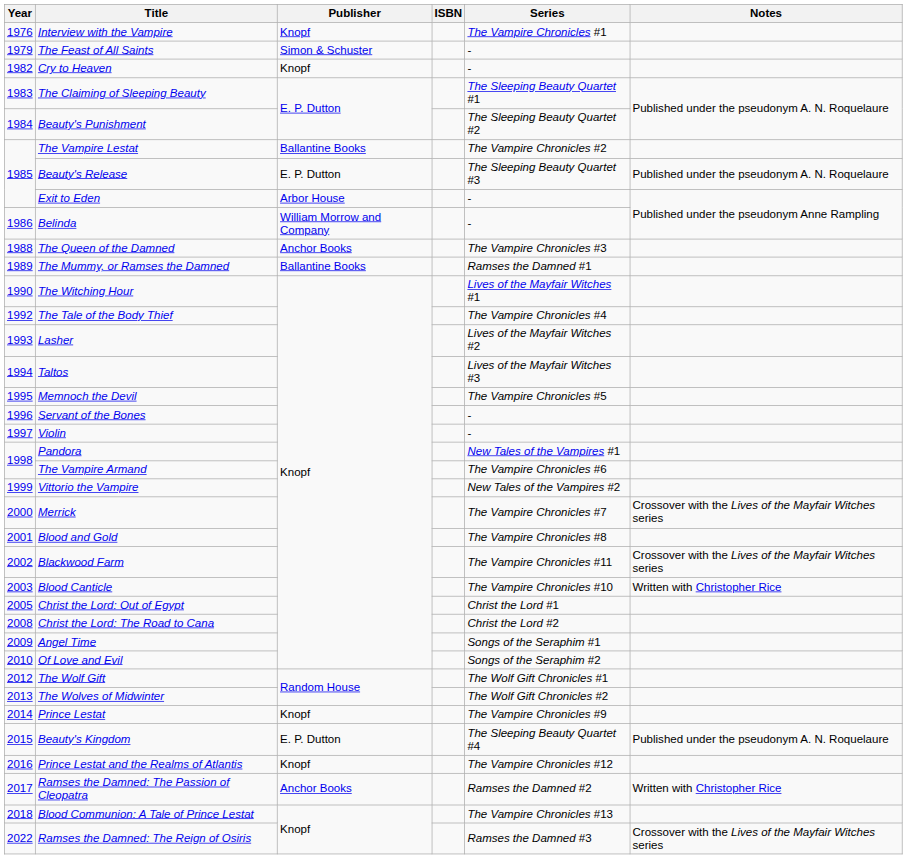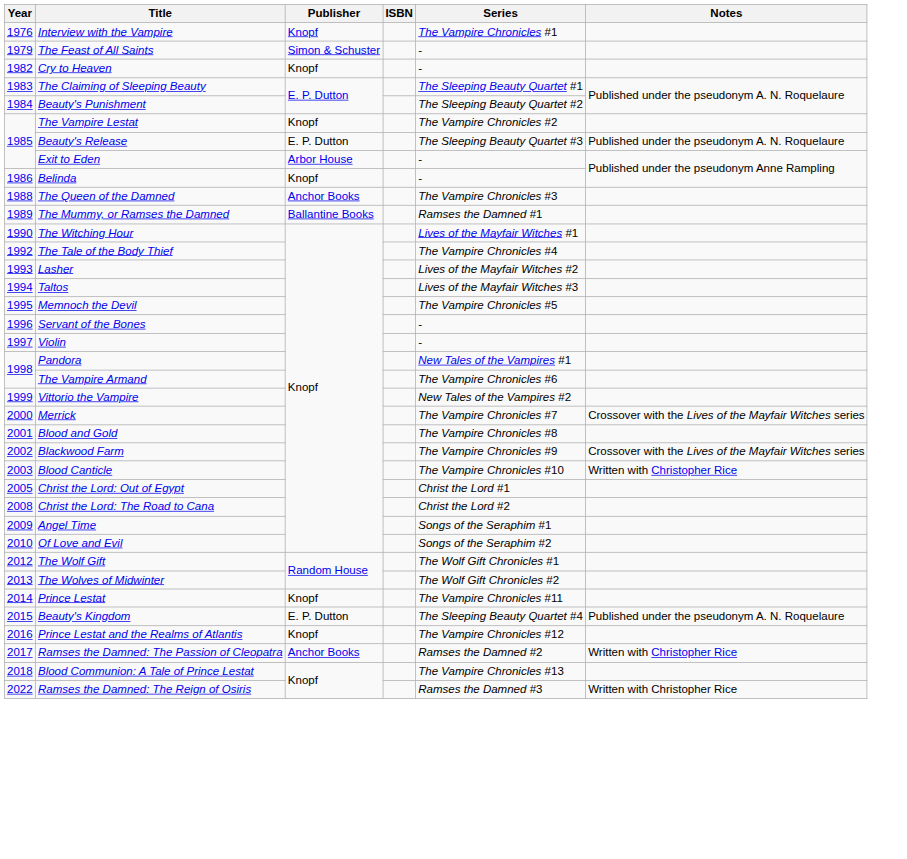(323, 149) Ballantine Books -> (303, 123) Knopf
(331, 223) William Morrow and Company -> (303, 178) Knopf
(540, 562) The Vampire Chronicles #11 -> (488, 452) The Vampire Chronicles #9
(537, 714) The Vampire Chronicles #9 -> (491, 598) The Vampire Chronicles #11
(754, 838) Crossover with the Lives of the Mayfair Witches series -> (663, 689) Written with Christopher Rice
